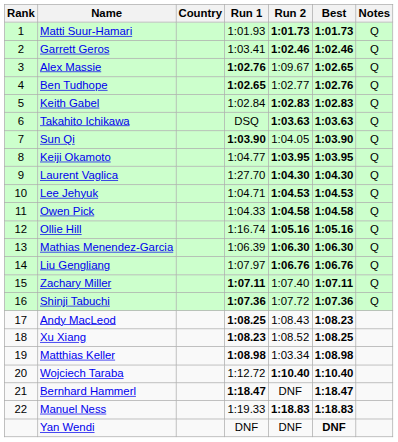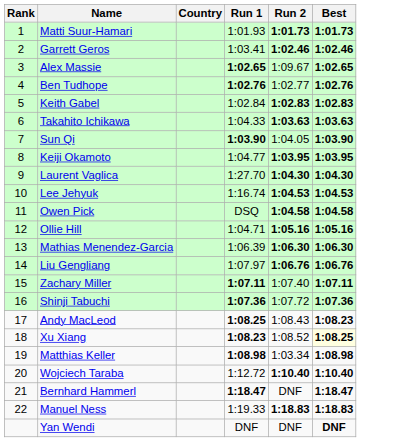- column: (374, 13)
(246, 67) 1:02.76 -> (246, 67) 1:02.65
(246, 85) 1:02.65 -> (246, 85) 1:02.76
(246, 121) DSQ -> (246, 121) 1:04.33
(246, 193) 1:04.71 -> (246, 193) 1:16.74
(246, 211) 1:04.33 -> (246, 211) DSQ
(246, 229) 1:16.74 -> (246, 229) 1:04.71
(334, 337) no background -> (334, 337) lightyellow background
